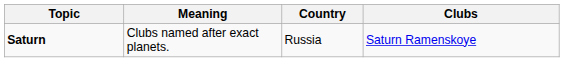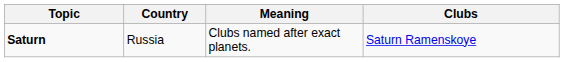columns swapped: (203, 14) <-> (322, 14)
